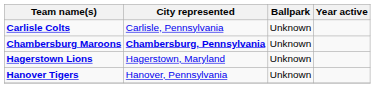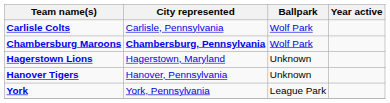(291, 28) Unknown -> (291, 28) Wolf Park
(291, 43) Unknown -> (291, 43) Wolf Park
+ row: (17, 91)
